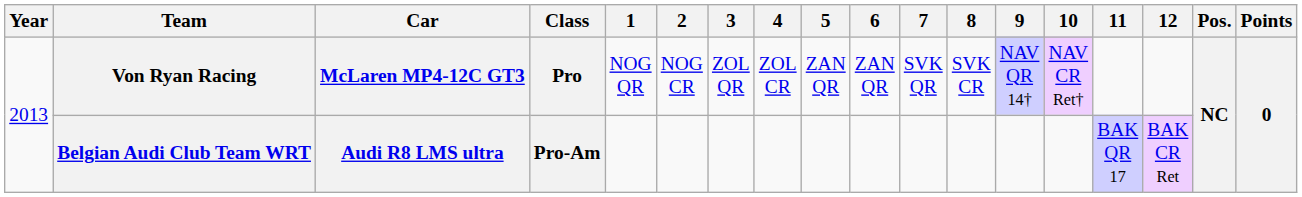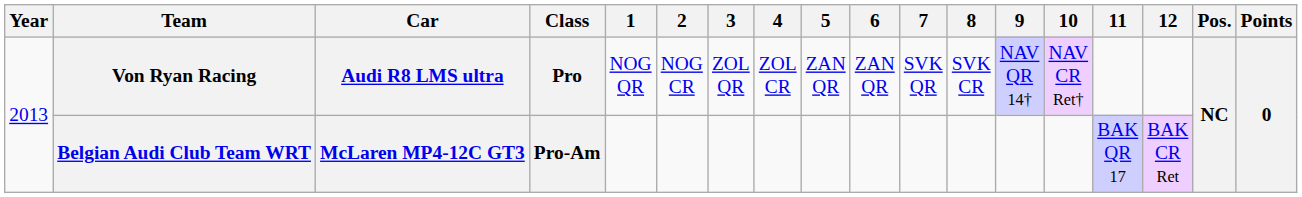(422, 75) McLaren MP4-12C GT3 -> (422, 75) Audi R8 LMS ultra
(422, 153) Audi R8 LMS ultra -> (422, 153) McLaren MP4-12C GT3
